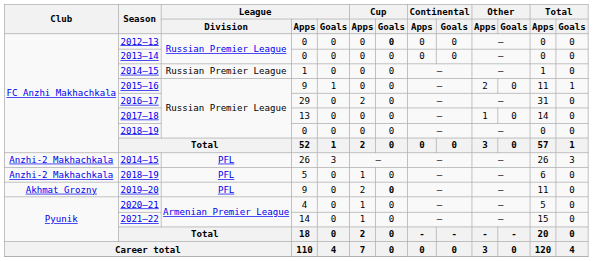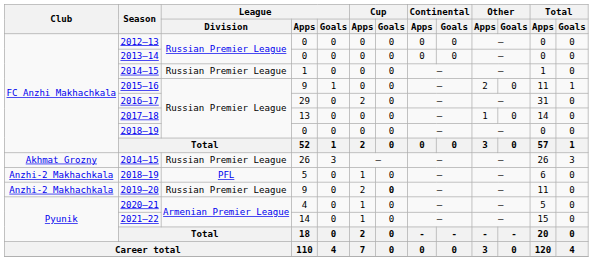(391, 41) bold -> (391, 41) normal
(61, 160) Anzhi-2 Makhachkala -> (61, 160) Akhmat Grozny
(226, 160) PFL -> (226, 160) Russian Premier League
(61, 190) Akhmat Grozny -> (61, 190) Anzhi-2 Makhachkala
(226, 190) PFL -> (226, 190) Russian Premier League
